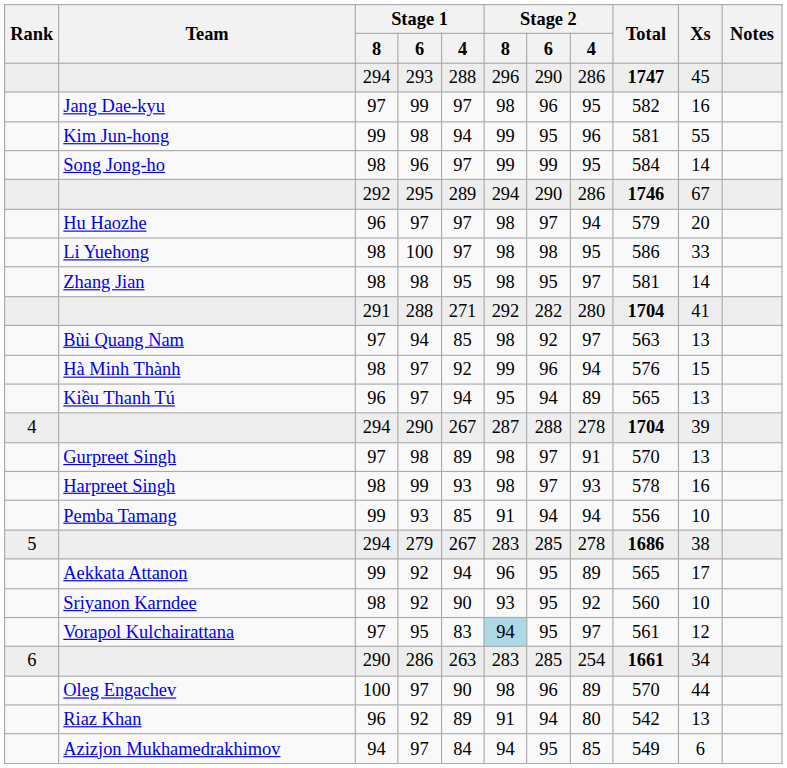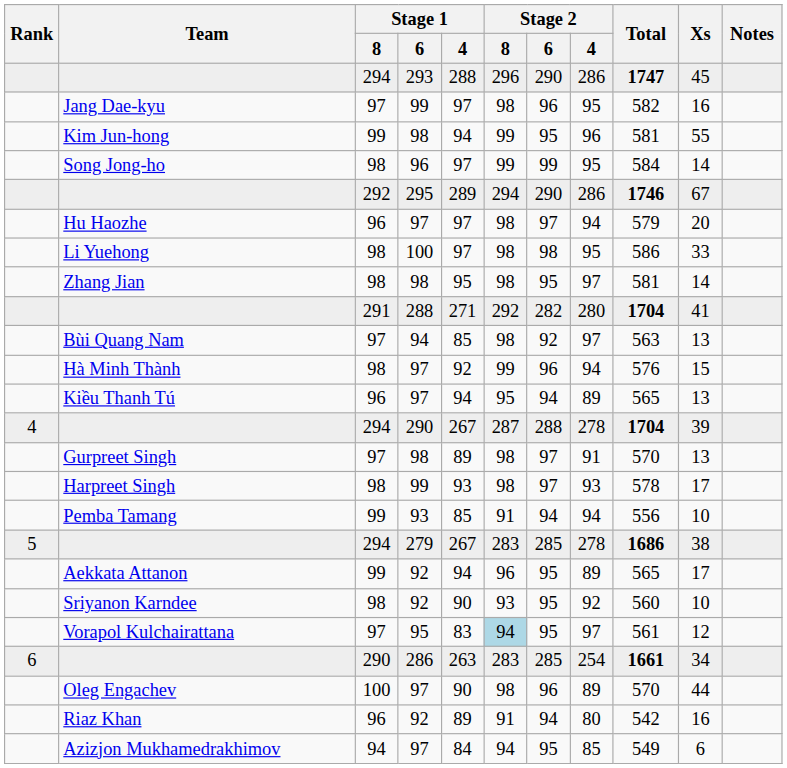(700, 485) 16 -> (700, 485) 17
(700, 719) 13 -> (700, 719) 16
